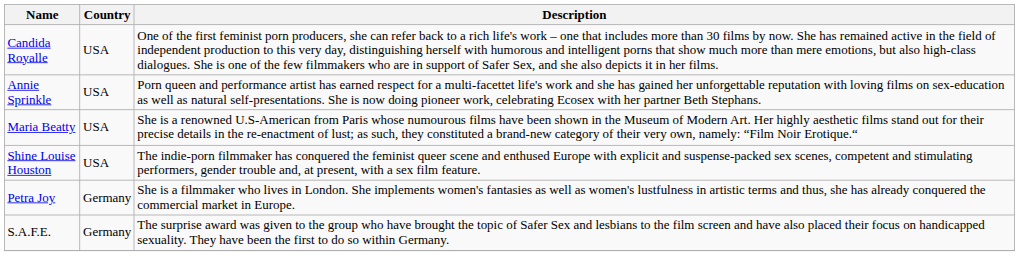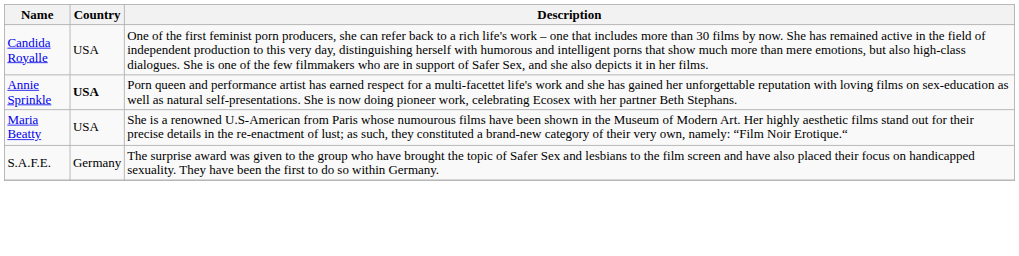(96, 92) normal -> (86, 92) bold
- row: (41, 162)
- row: (31, 197)
